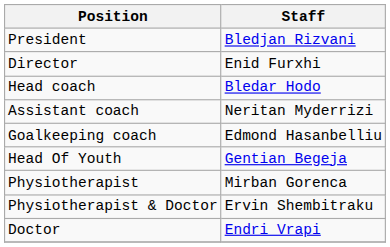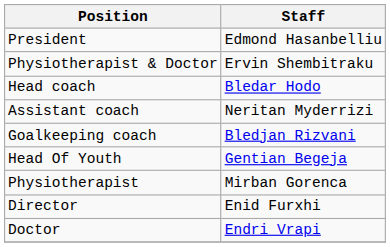(290, 40) Bledjan Rizvani -> (303, 40) Edmond Hasanbelliu
rows swapped: (43, 64) <-> (113, 206)
(303, 135) Edmond Hasanbelliu -> (290, 135) Bledjan Rizvani
